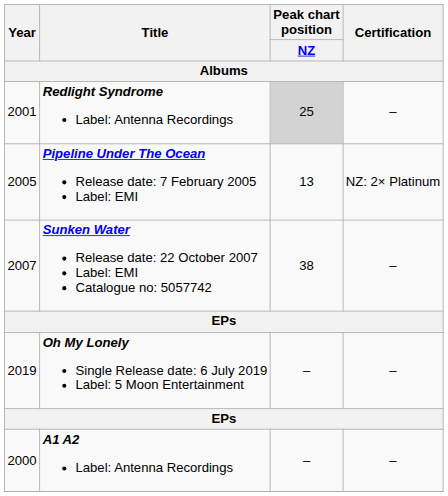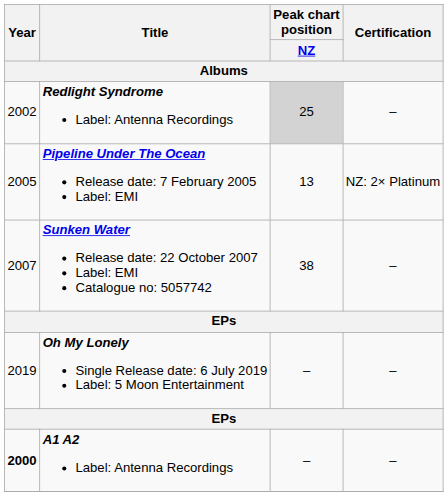(22, 112) 2001 -> (22, 112) 2002
(22, 460) normal -> (22, 460) bold
